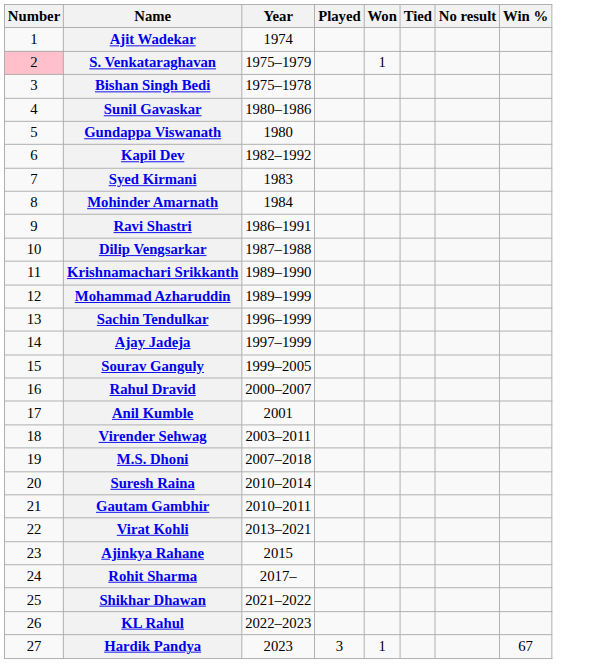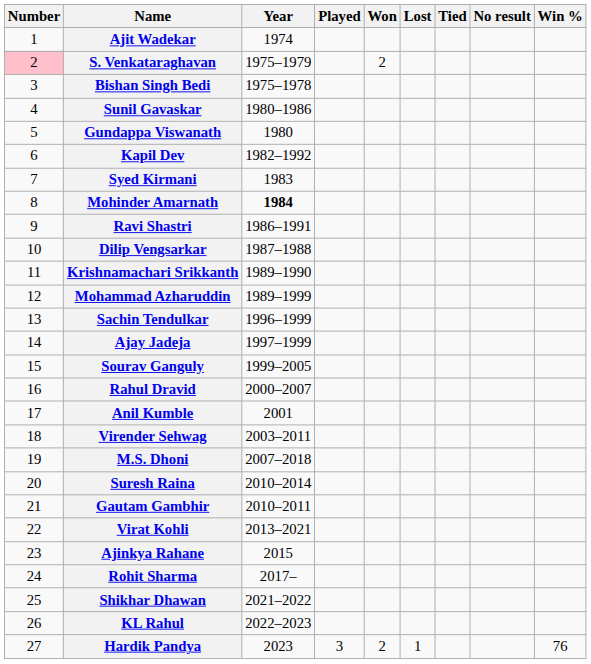+ column: (418, 16)
(382, 62) 1 -> (382, 62) 2
(278, 202) normal -> (278, 202) bold
(382, 646) 1 -> (382, 646) 2
(526, 646) 67 -> (560, 646) 76
